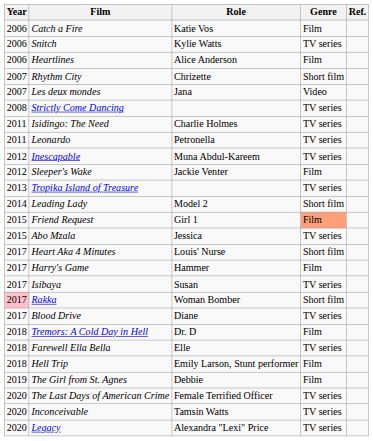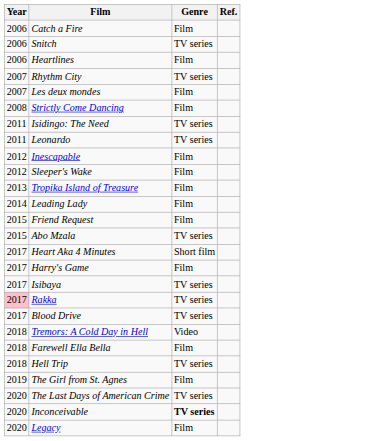- column: (236, 12)
(323, 76) Short film -> (193, 76) TV series
(315, 92) Video -> (183, 92) Film
(322, 108) TV series -> (183, 108) Film
(322, 156) TV series -> (183, 156) Film
(322, 188) TV series -> (183, 188) Film
(323, 204) Short film -> (183, 204) Film
(312, 220) lightsalmon background -> (183, 220) no background
(323, 300) Short film -> (193, 300) TV series
(312, 332) Film -> (186, 332) Video
(322, 348) TV series -> (183, 348) Film
(312, 364) Film -> (193, 364) TV series
(322, 412) normal -> (194, 412) bold
(322, 428) TV series -> (183, 428) Film
